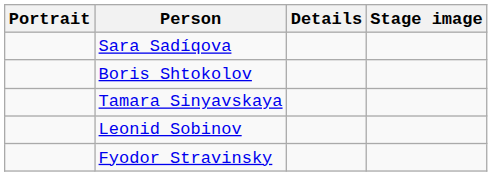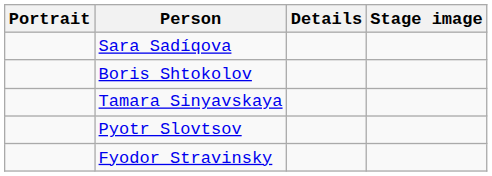- row: (170, 130)
+ row: (170, 130)
